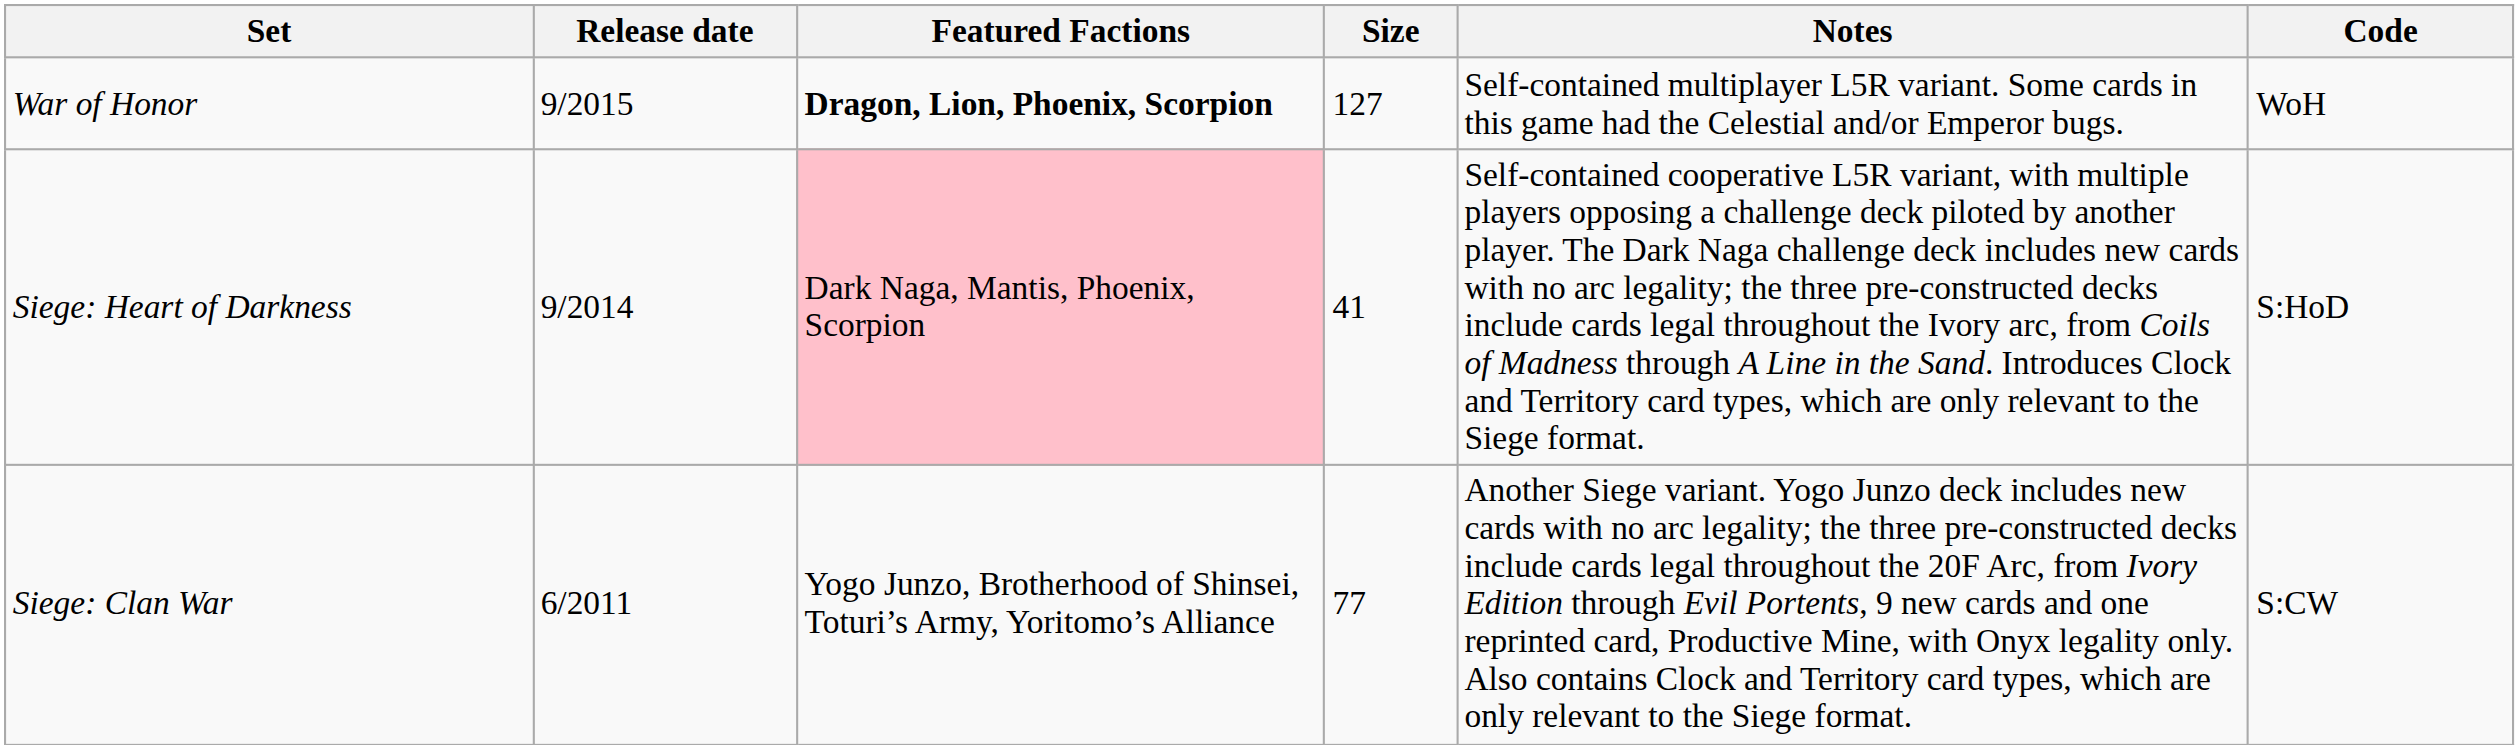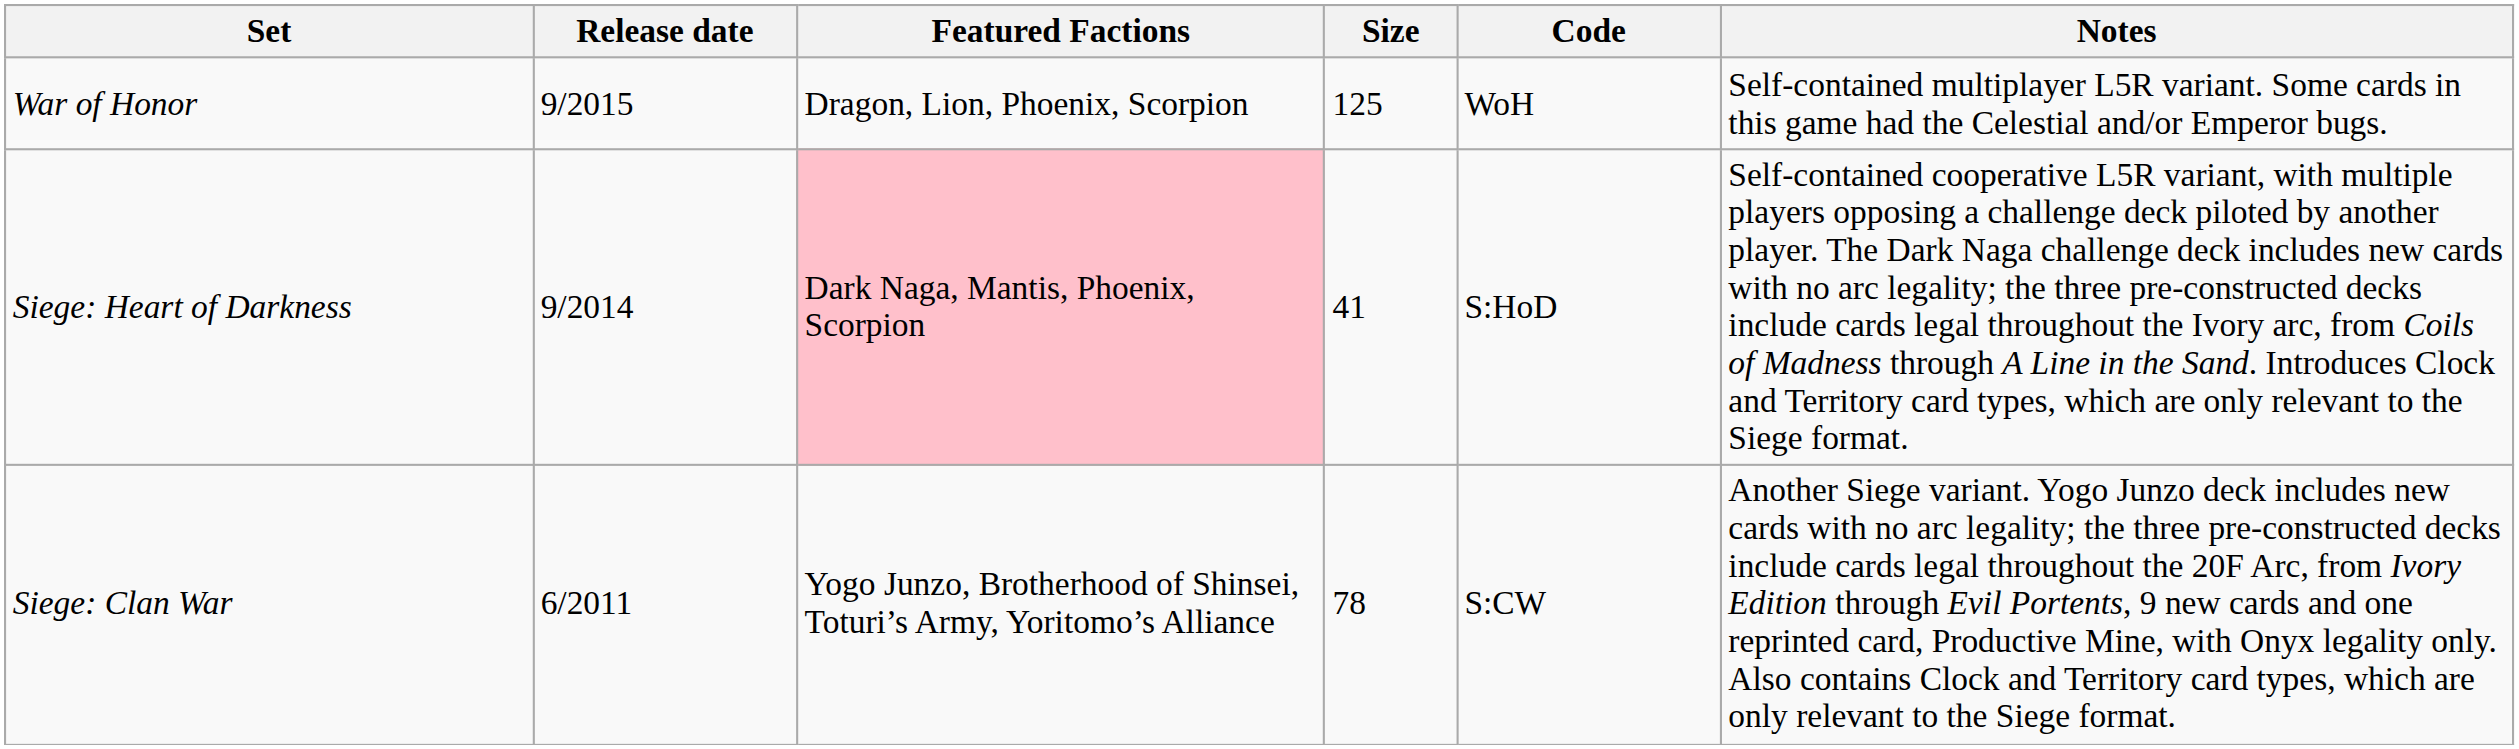columns swapped: (2381, 31) <-> (1853, 31)
(1039, 102) bold -> (1027, 102) normal
(1358, 102) 127 -> (1358, 102) 125
(1349, 603) 77 -> (1349, 603) 78
